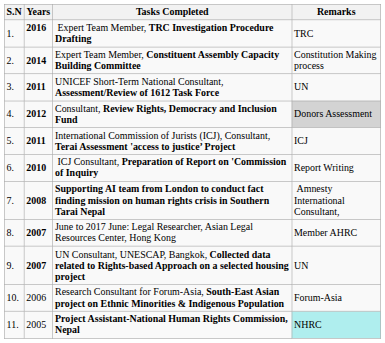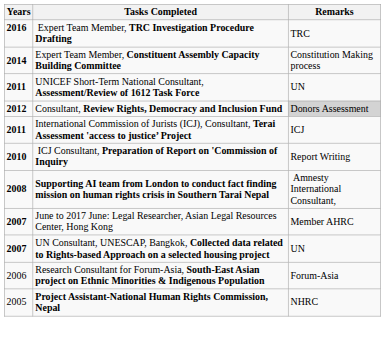- column: (14, 12)
(308, 324) paleturquoise background -> (304, 302) no background
